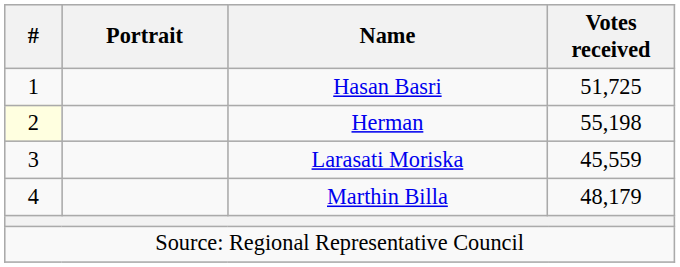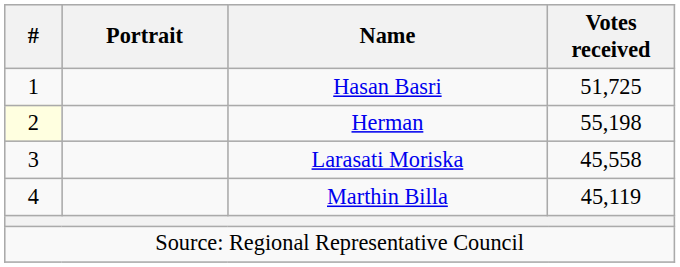(611, 160) 45,559 -> (611, 160) 45,558
(611, 196) 48,179 -> (611, 196) 45,119
